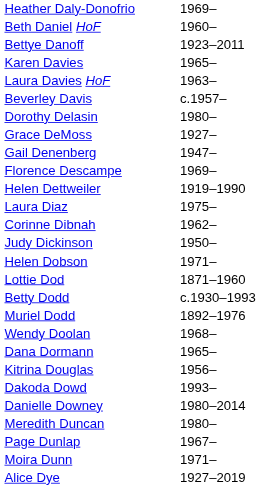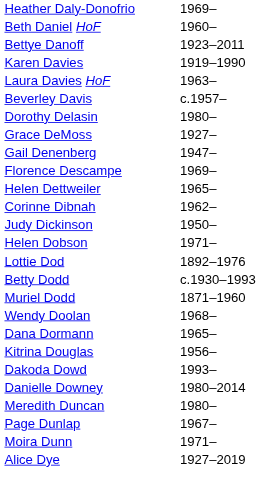(198, 63) 1965– -> (213, 63) 1919–1990
(213, 189) 1919–1990 -> (198, 189) 1965–
- row: (36, 207)
(213, 279) 1871–1960 -> (213, 261) 1892–1976
(213, 315) 1892–1976 -> (213, 297) 1871–1960
